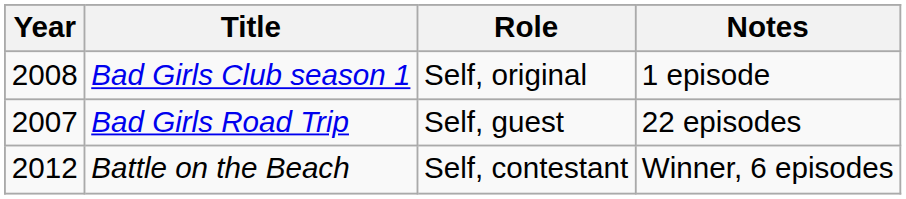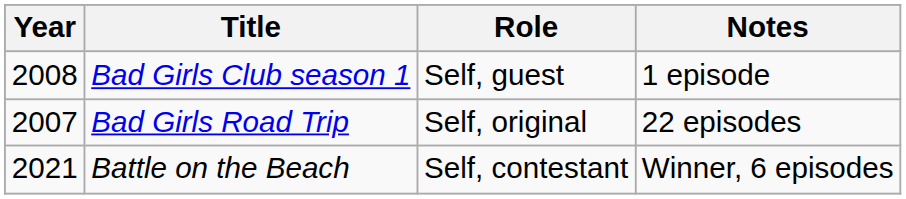(506, 74) Self, original -> (494, 74) Self, guest
(494, 121) Self, guest -> (506, 121) Self, original
(45, 168) 2012 -> (45, 168) 2021
